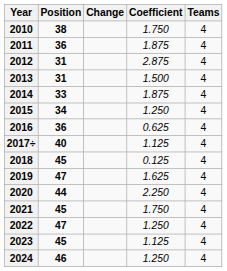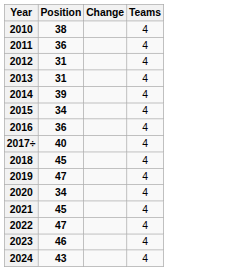- column: (156, 13)
(61, 95) 33 -> (61, 95) 39
(61, 193) 44 -> (61, 193) 34
(61, 242) 45 -> (61, 242) 46
(61, 259) 46 -> (61, 259) 43
